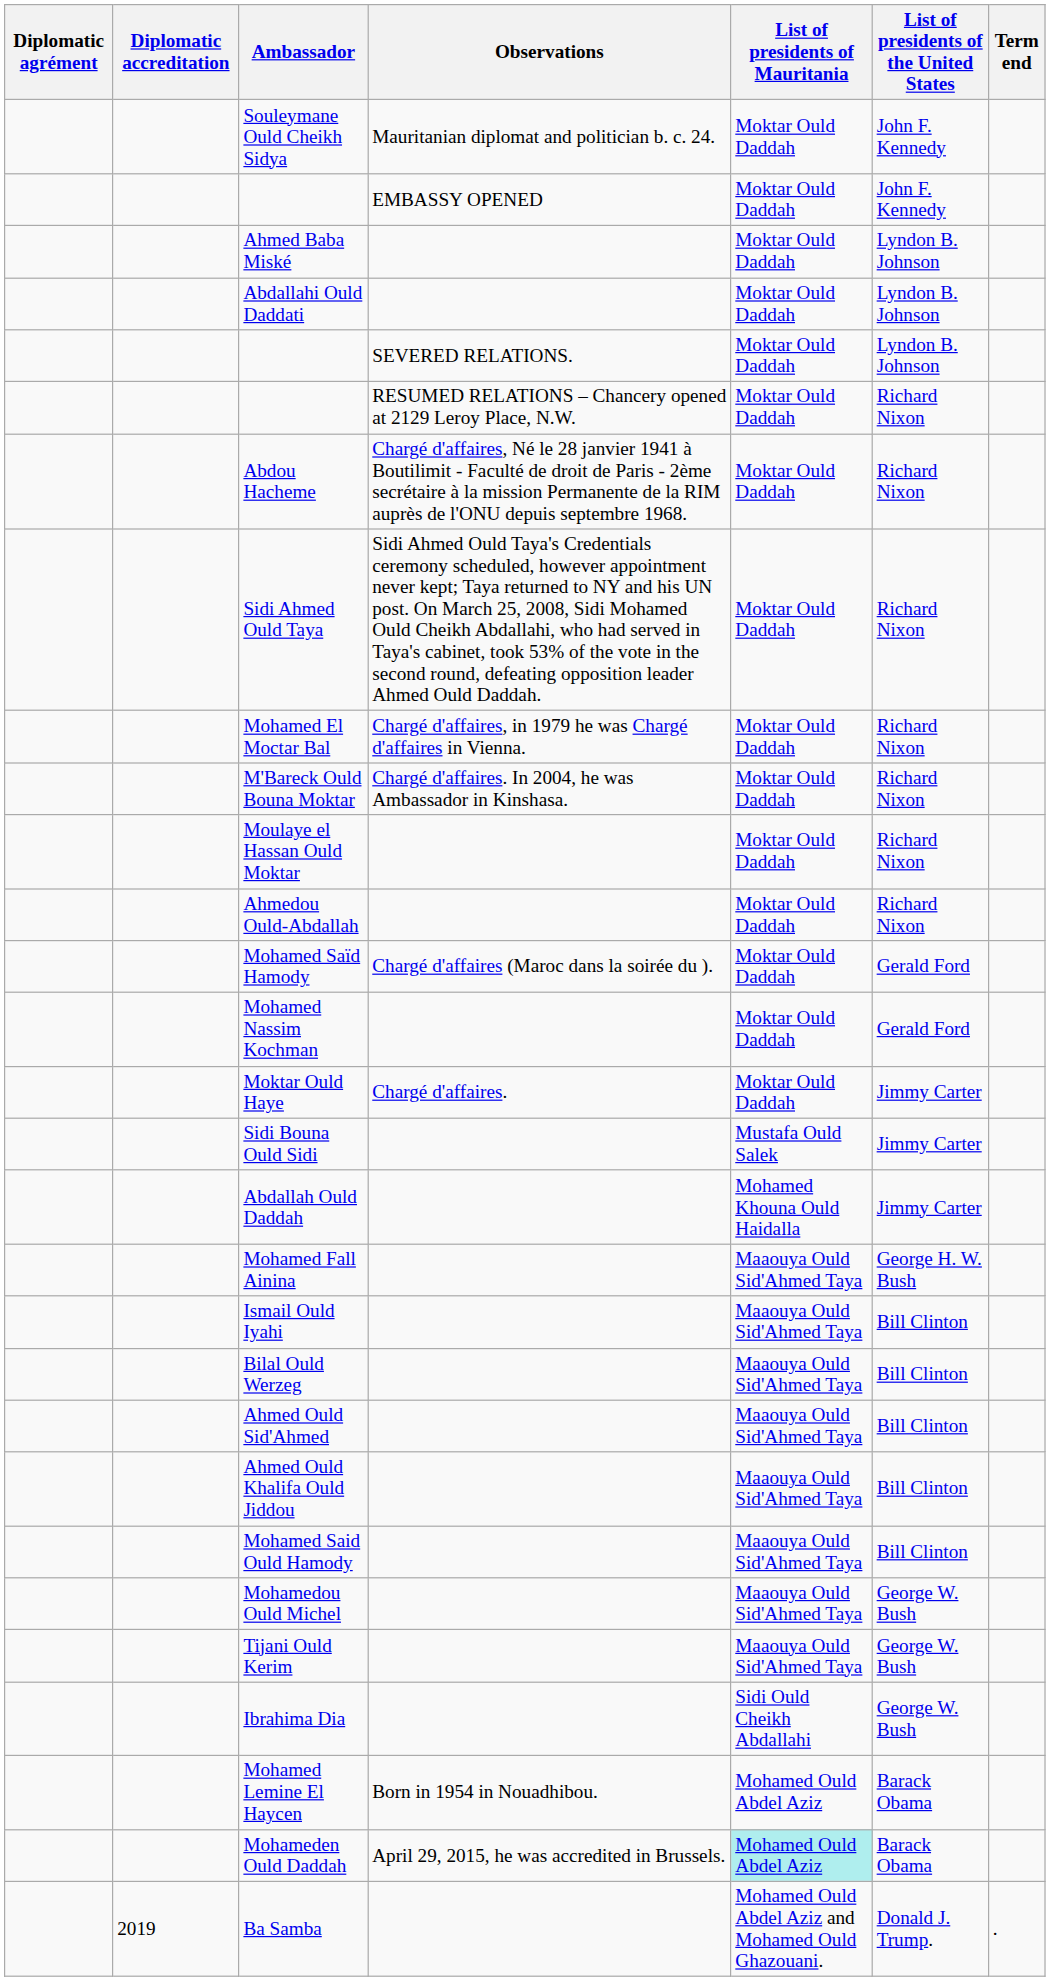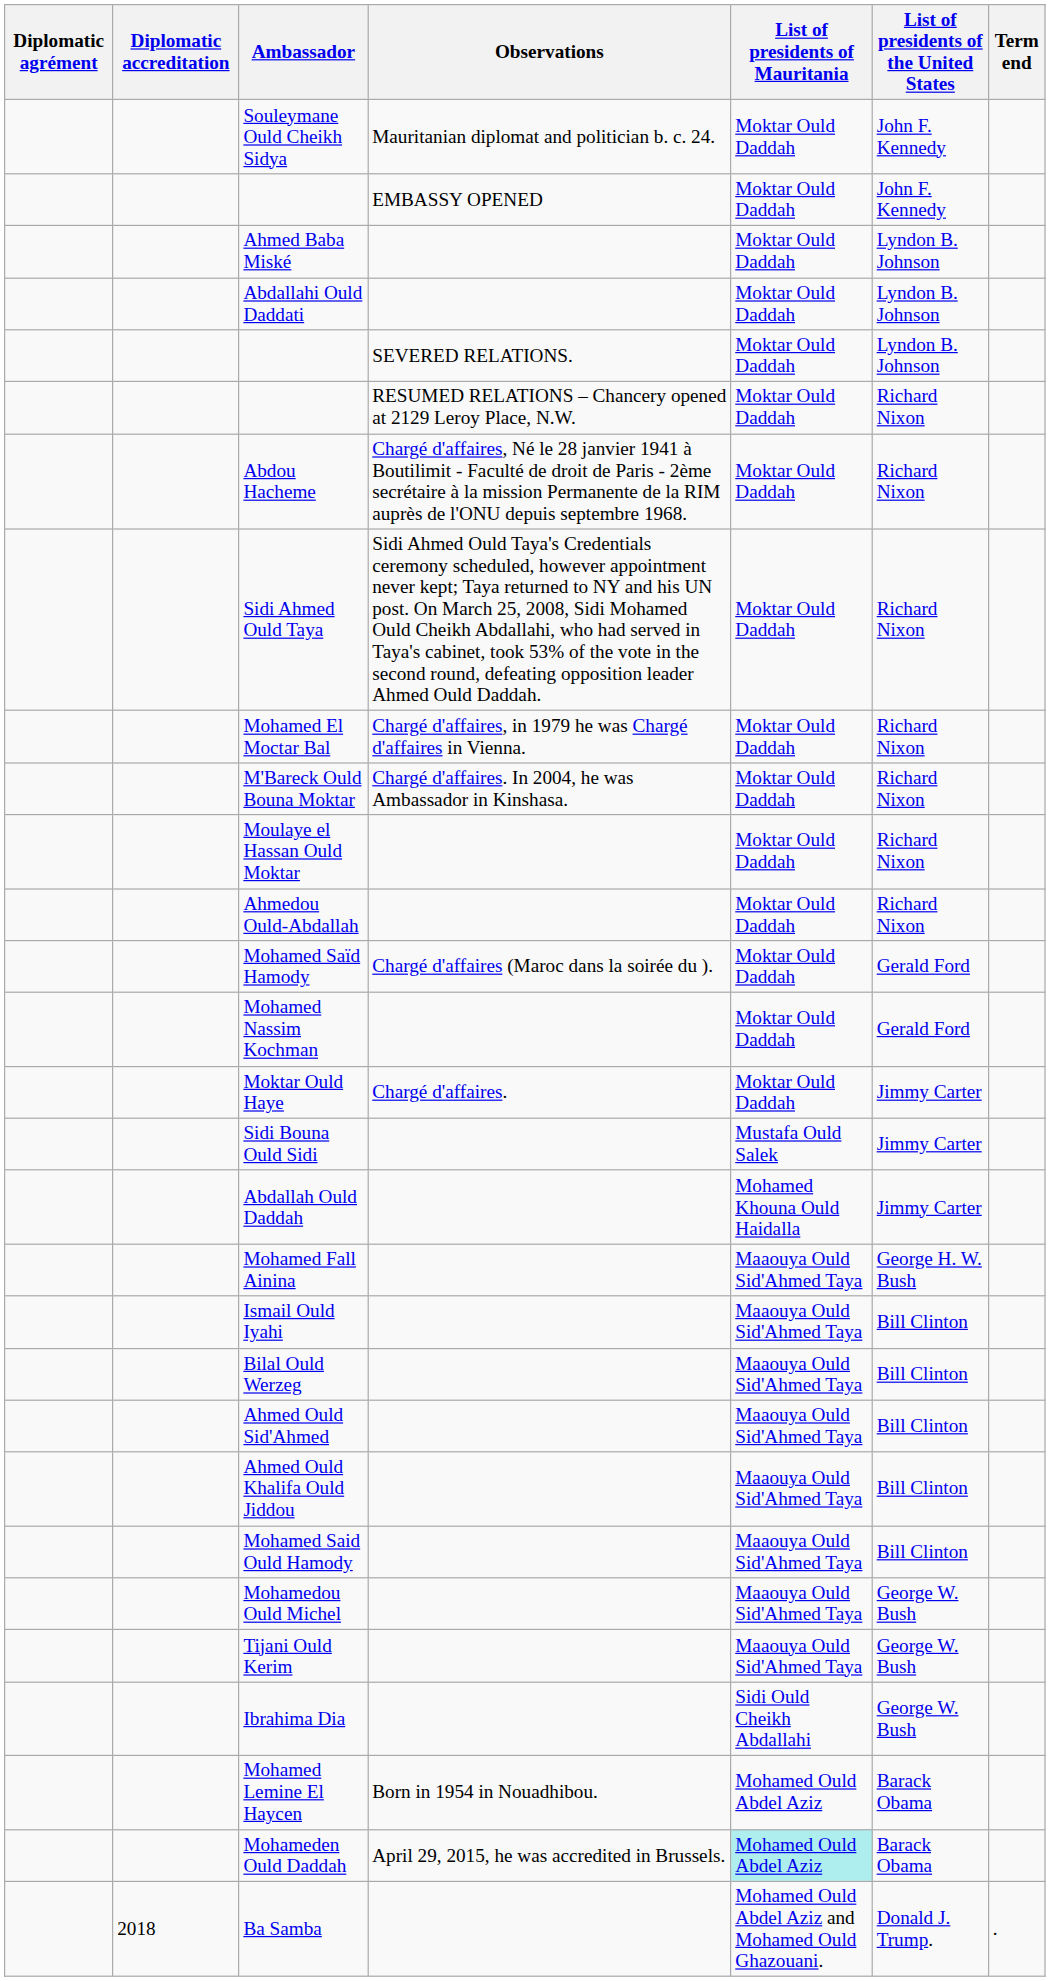(136, 1928) 2019 -> (136, 1928) 2018
